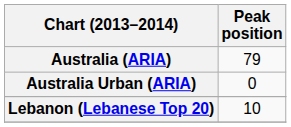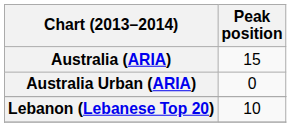(252, 59) 79 -> (252, 59) 15
